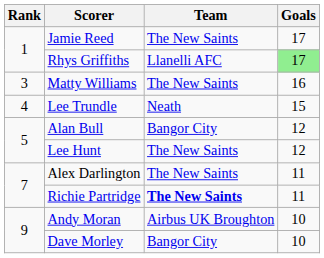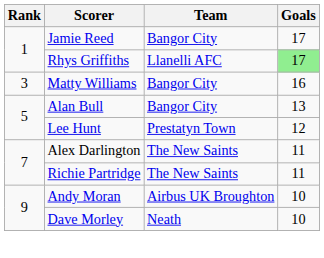(193, 38) The New Saints -> (182, 38) Bangor City
(193, 83) The New Saints -> (182, 83) Bangor City
- row: (82, 106)
(298, 128) 12 -> (298, 106) 13
(193, 151) The New Saints -> (191, 128) Prestatyn Town
(195, 196) bold -> (193, 173) normal
(182, 241) Bangor City -> (164, 219) Neath
